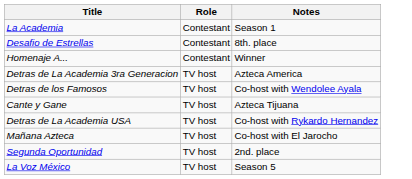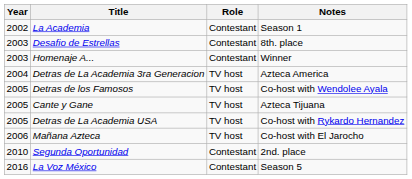+ column: (17, 12)
(199, 151) TV host -> (232, 151) Contestant
(199, 167) TV host -> (232, 167) Contestant
